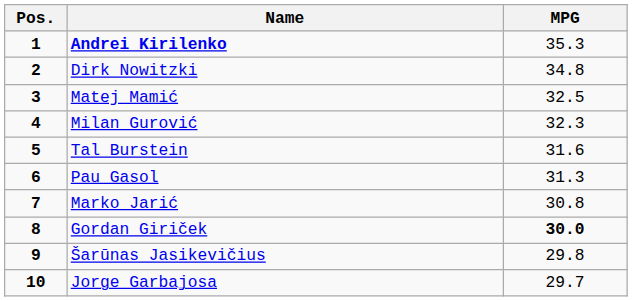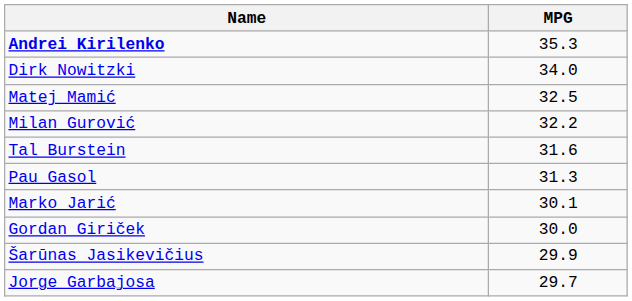- column: (36, 18)
(565, 71) 34.8 -> (558, 71) 34.0
(565, 124) 32.3 -> (558, 124) 32.2
(565, 203) 30.8 -> (558, 203) 30.1
(565, 230) bold -> (558, 230) normal
(565, 256) 29.8 -> (558, 256) 29.9
